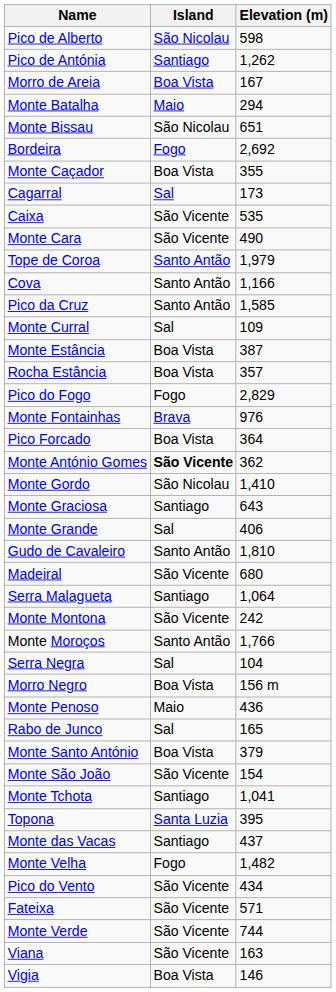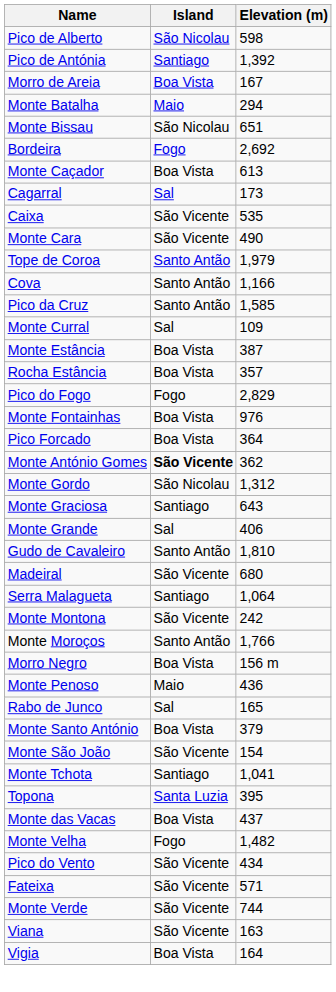(257, 60) 1,262 -> (257, 60) 1,392
(251, 171) 355 -> (251, 171) 613
(172, 417) Brava -> (183, 417) Boa Vista
(257, 484) 1,410 -> (257, 484) 1,312
- row: (46, 663)
(181, 841) Santiago -> (183, 819) Boa Vista
(251, 975) 146 -> (251, 953) 164
